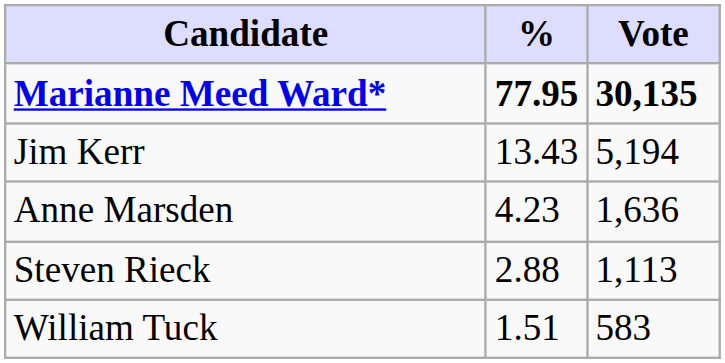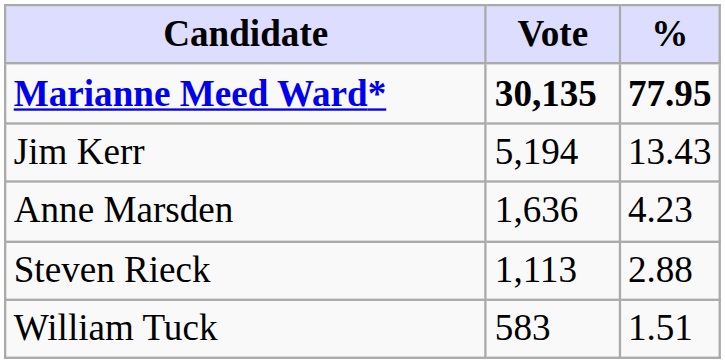columns swapped: (653, 33) <-> (537, 33)
